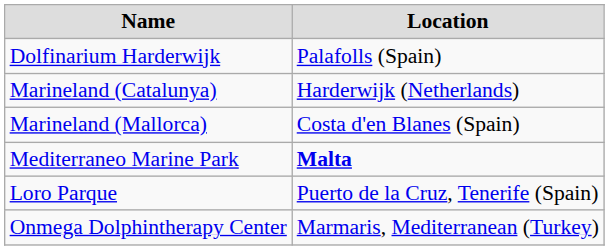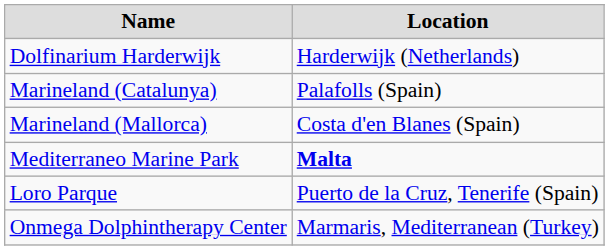(369, 55) Palafolls (Spain) -> (408, 55) Harderwijk (Netherlands)
(408, 90) Harderwijk (Netherlands) -> (369, 90) Palafolls (Spain)
